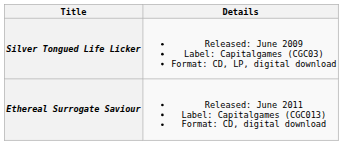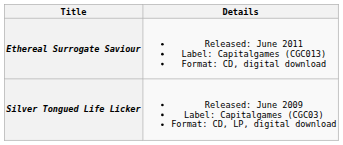rows swapped: (74, 49) <-> (74, 110)
